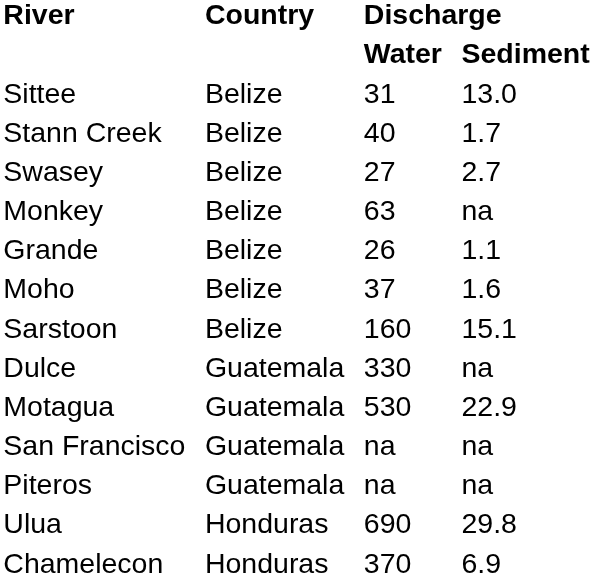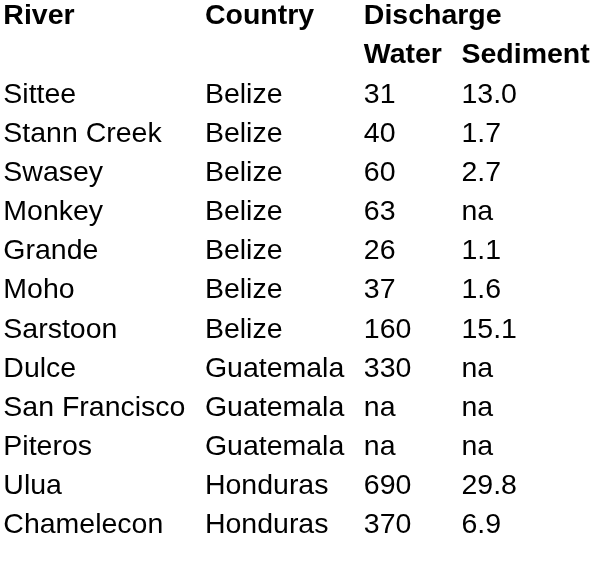(380, 171) 27 -> (380, 171) 60
- row: (59, 406)
